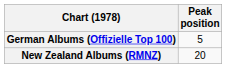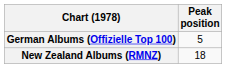(200, 55) 20 -> (200, 55) 18
